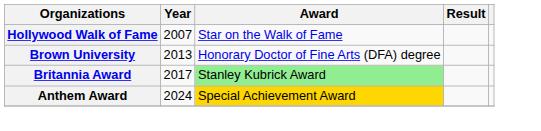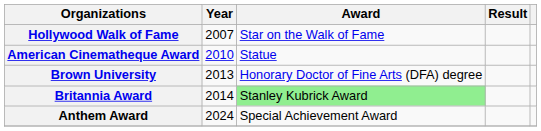+ row: (103, 55)
(178, 75) 2017 -> (220, 95) 2014
(277, 95) gold background -> (319, 116) no background
